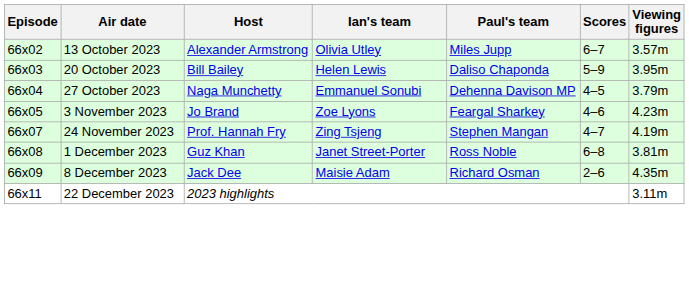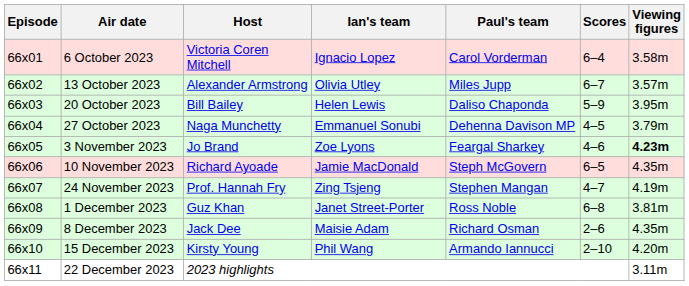+ row: (108, 57)
(650, 111) normal -> (651, 146) bold
+ row: (119, 167)
+ row: (119, 249)
